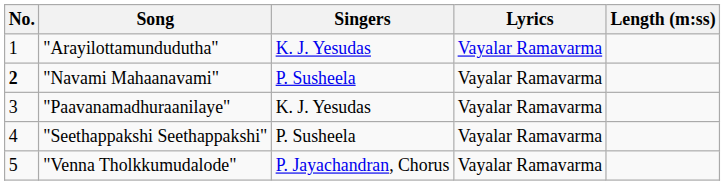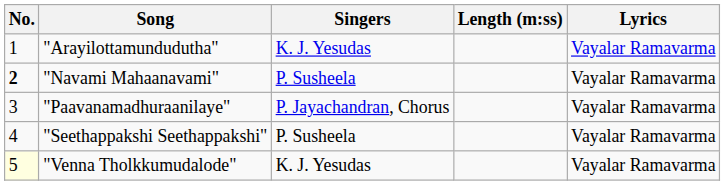columns swapped: (530, 19) <-> (663, 19)
(323, 107) K. J. Yesudas -> (363, 107) P. Jayachandran, Chorus
(13, 165) no background -> (13, 165) lightyellow background
(363, 165) P. Jayachandran, Chorus -> (323, 165) K. J. Yesudas
